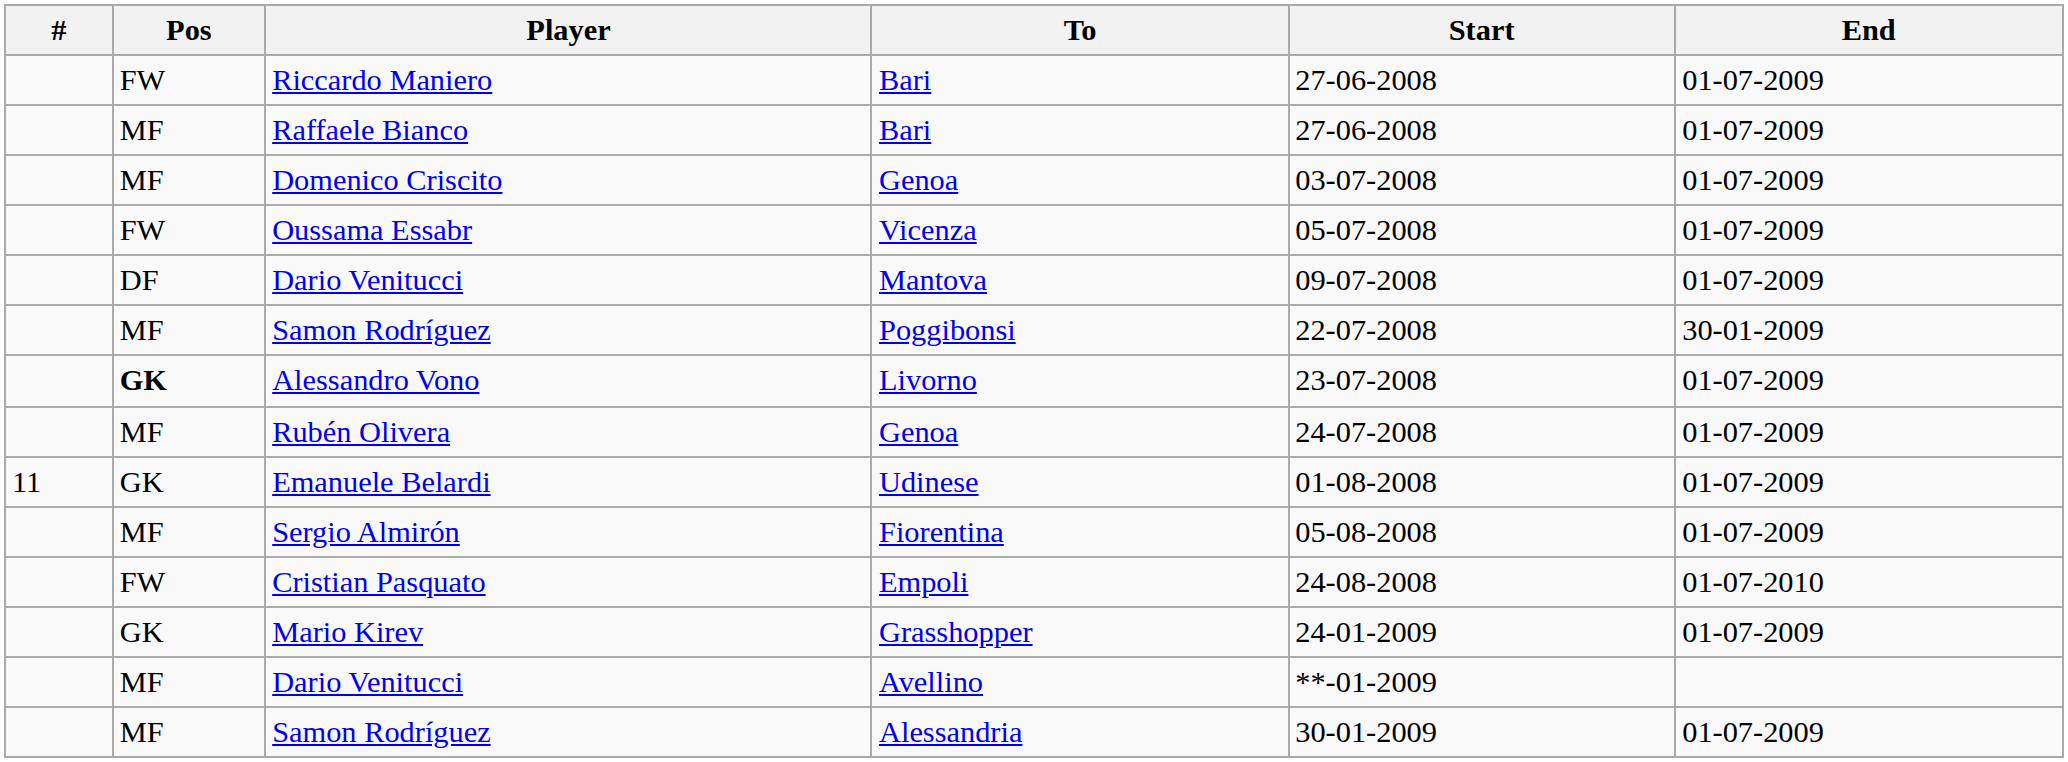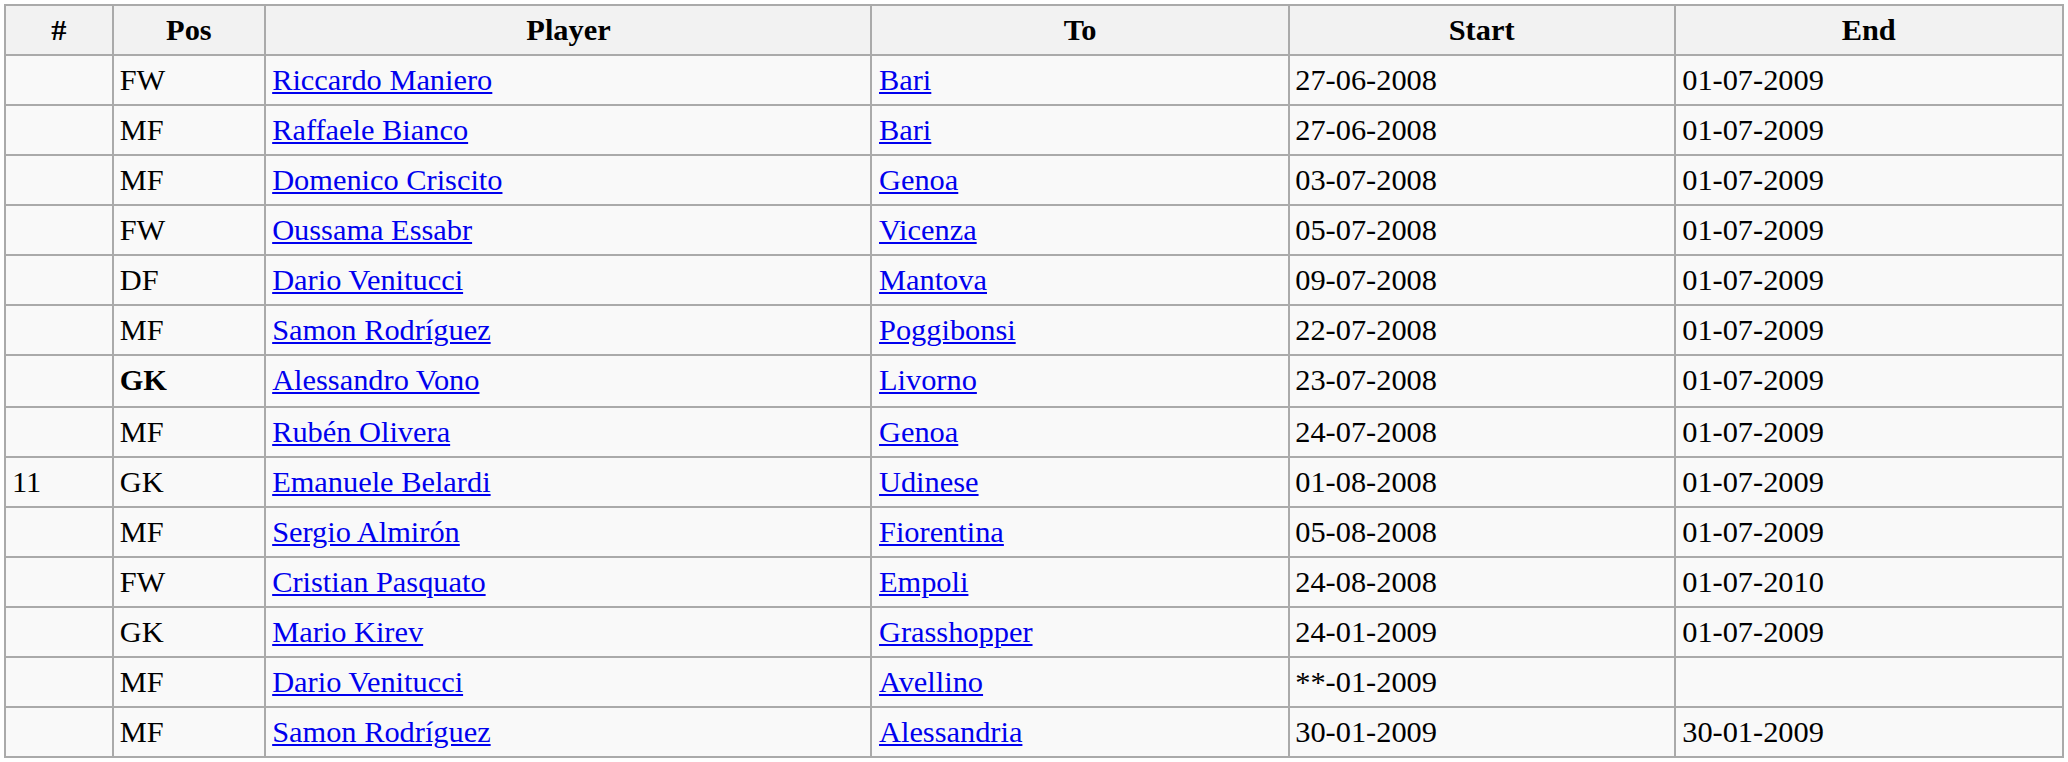(1753, 330) 30-01-2009 -> (1753, 330) 01-07-2009
(1753, 731) 01-07-2009 -> (1753, 731) 30-01-2009
